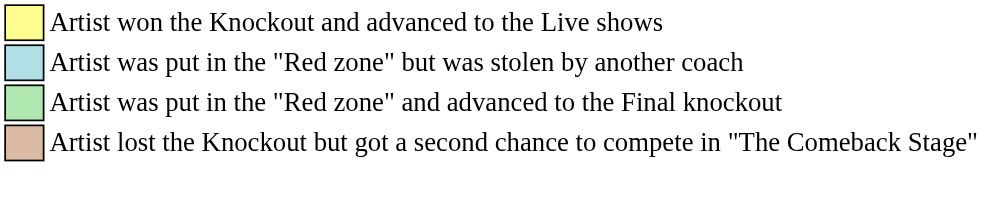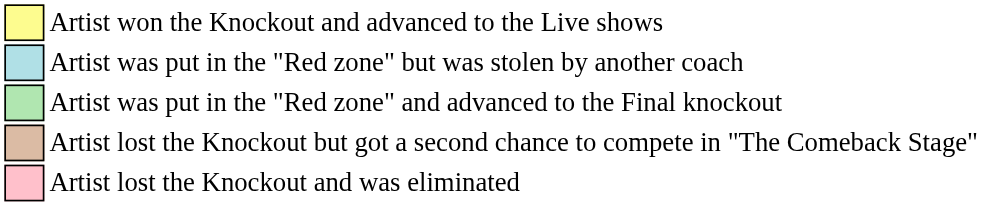+ row: (285, 182)
